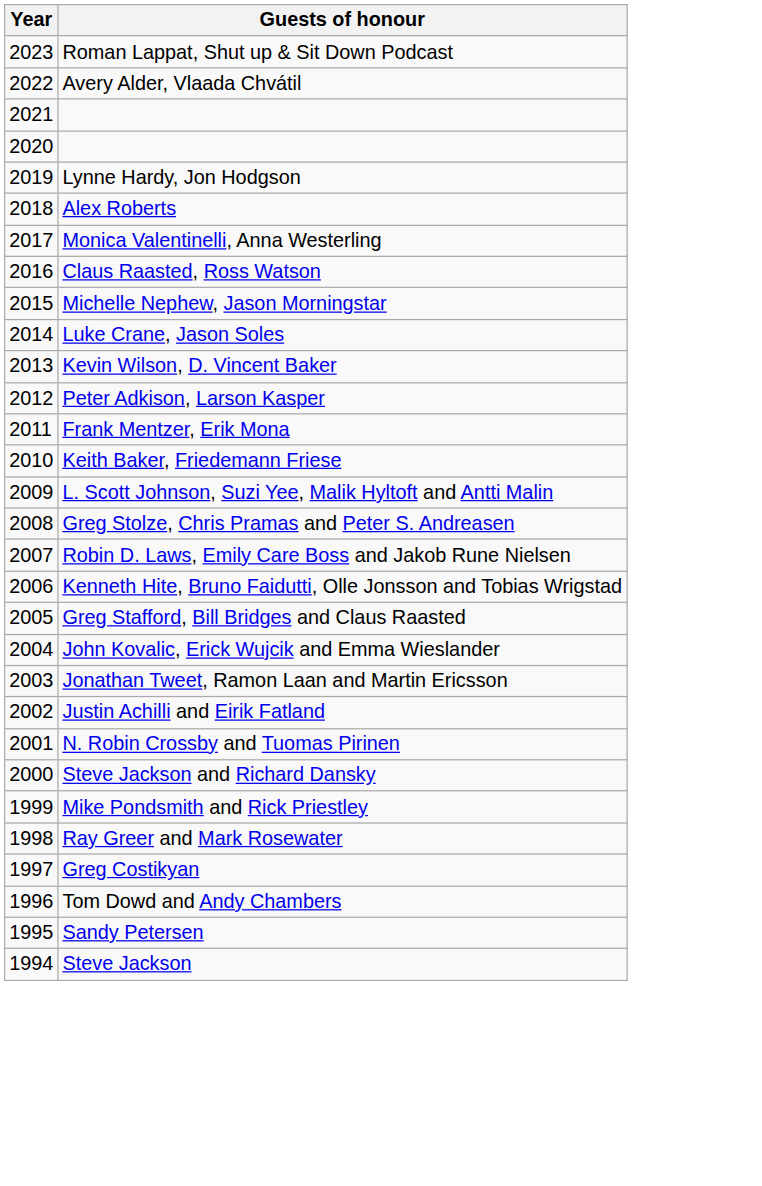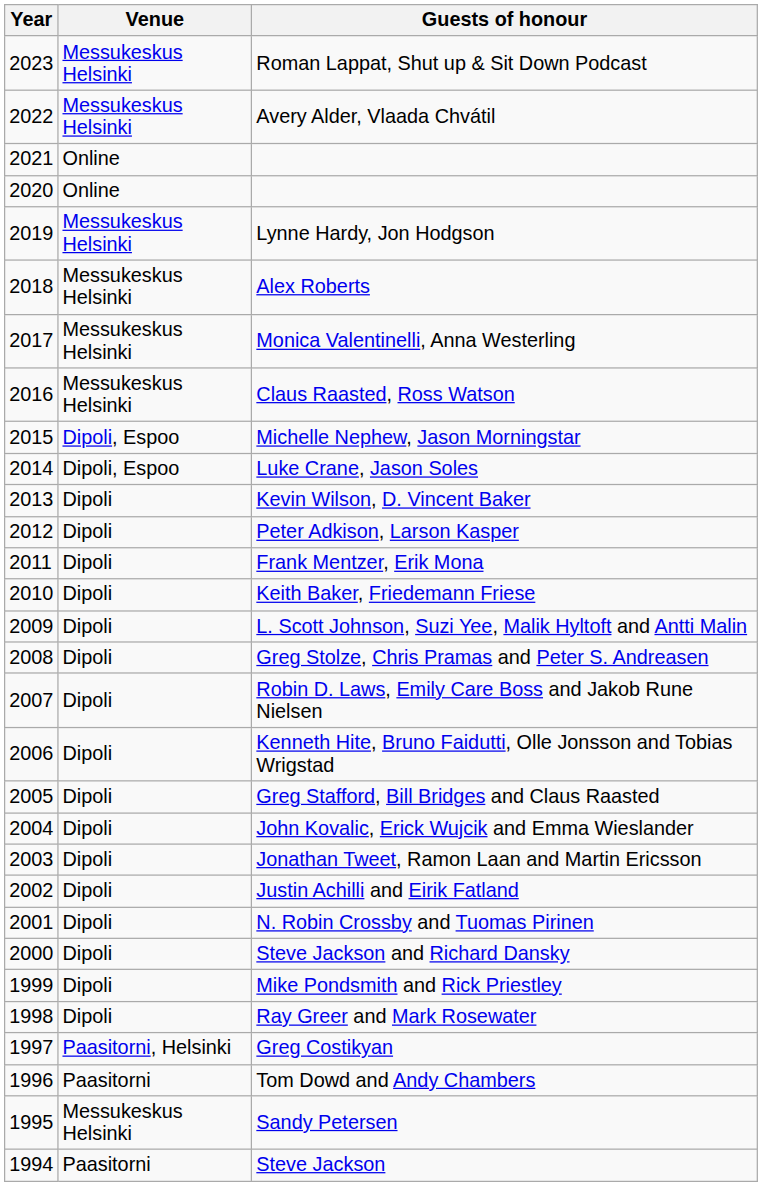+ column: (155, 20)
